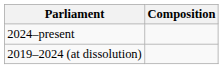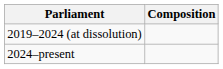rows swapped: (75, 53) <-> (41, 34)
